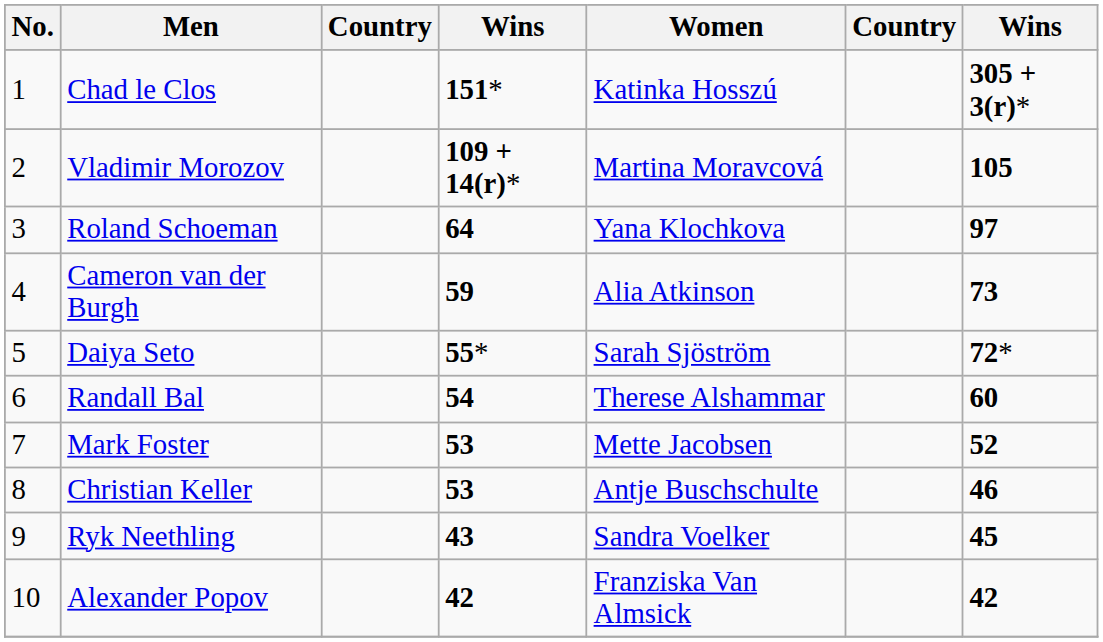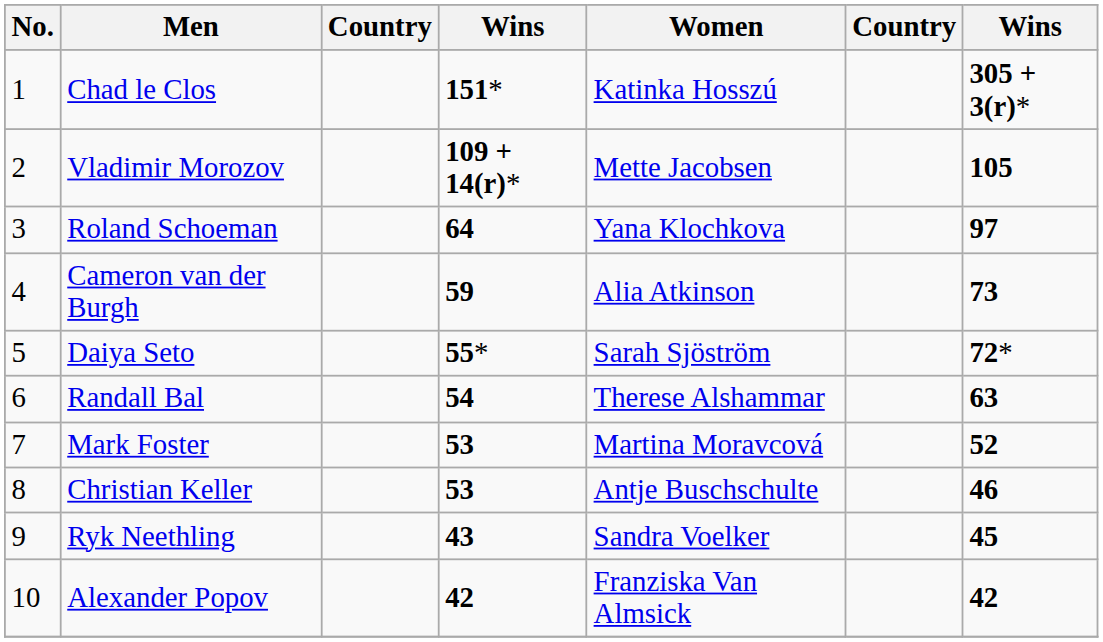(708, 167) Martina Moravcová -> (683, 167) Mette Jacobsen
(984, 398) 60 -> (984, 398) 63
(683, 444) Mette Jacobsen -> (708, 444) Martina Moravcová
